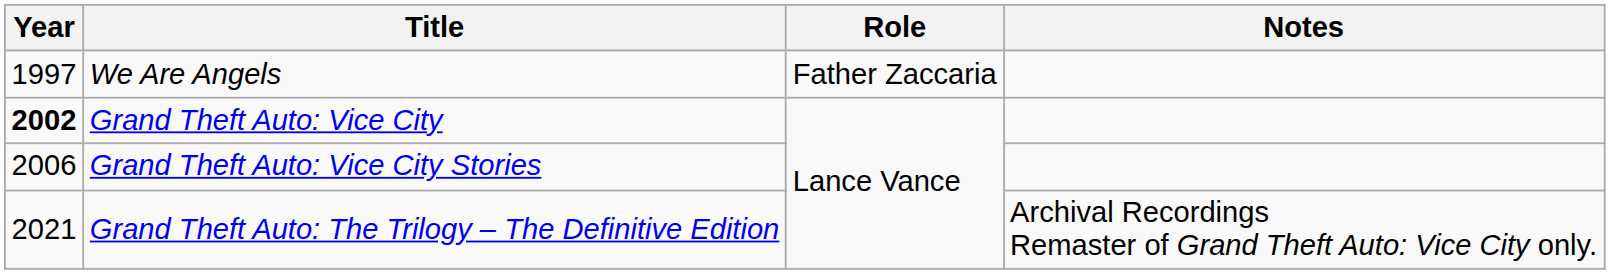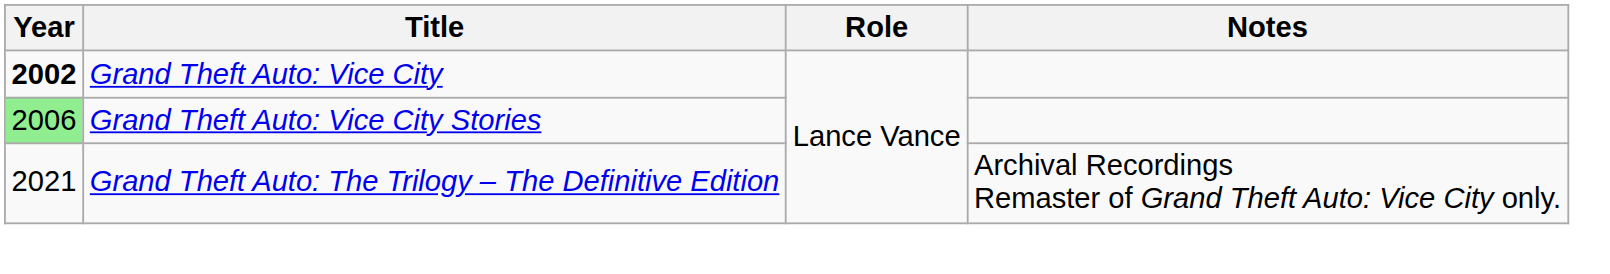- row: (186, 73)
(44, 166) no background -> (44, 119) lightgreen background
